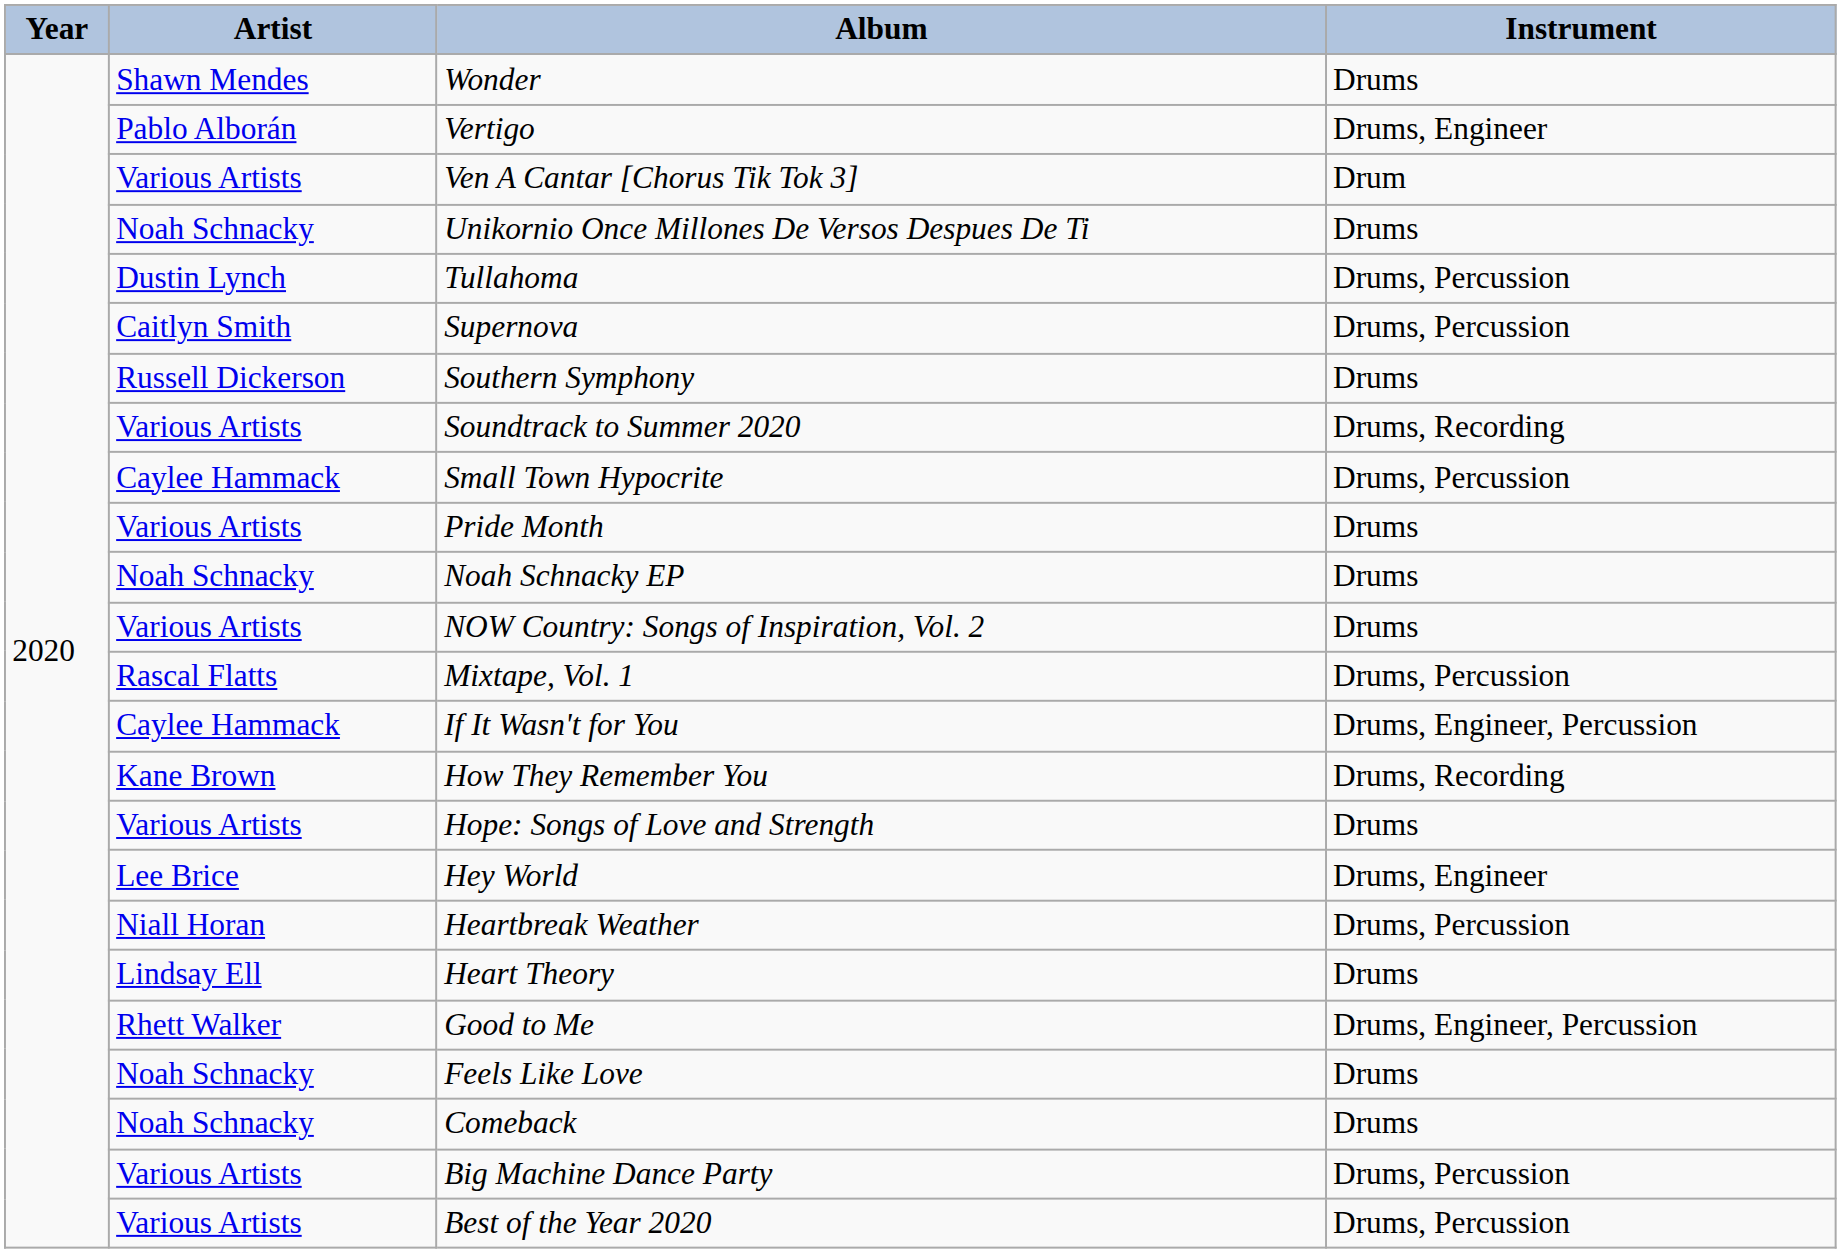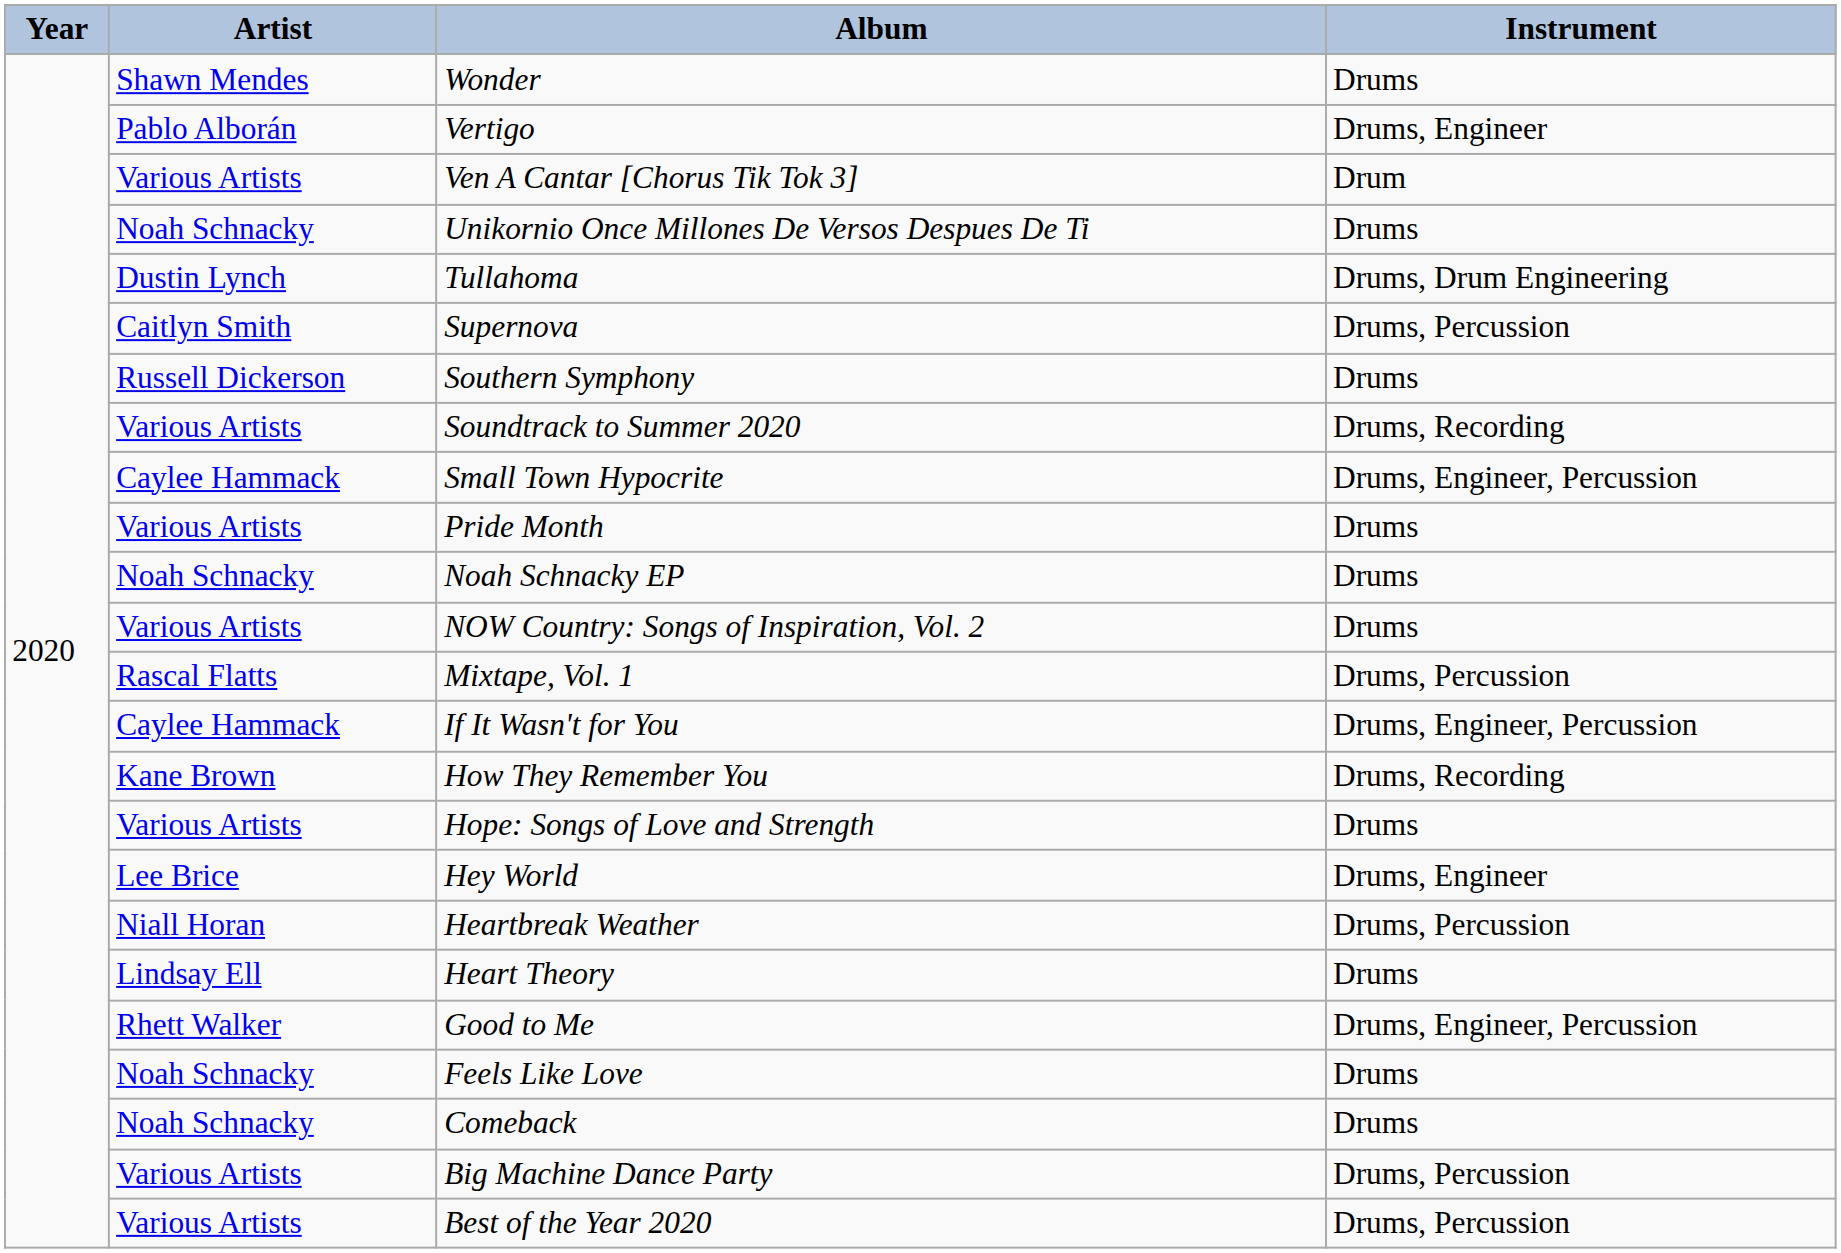(1451, 278) Drums, Percussion -> (1501, 278) Drums, Drum Engineering
(1451, 476) Drums, Percussion -> (1515, 476) Drums, Engineer, Percussion
